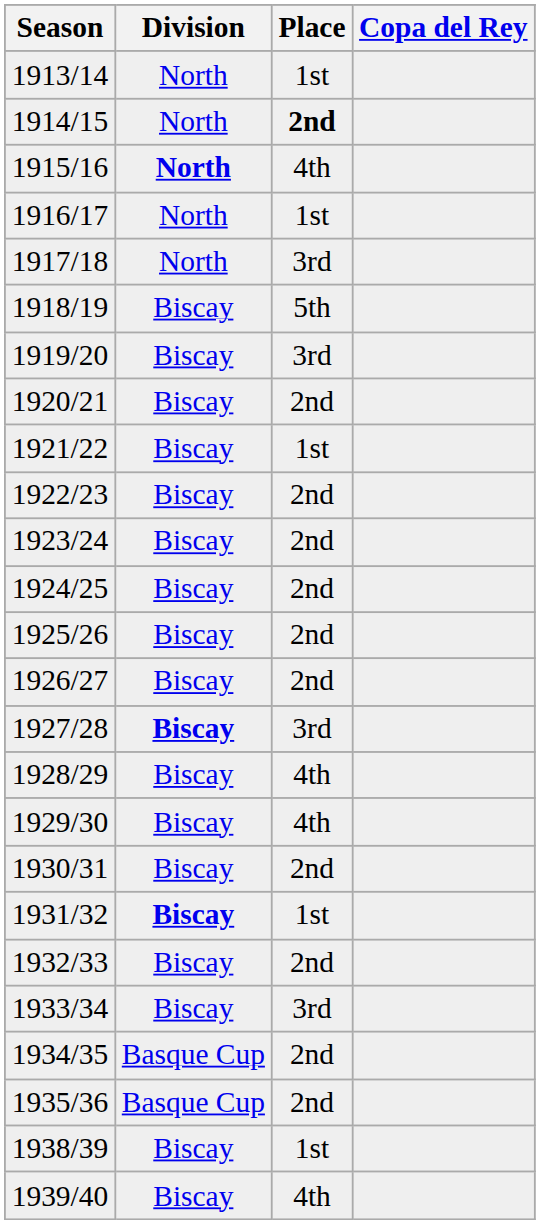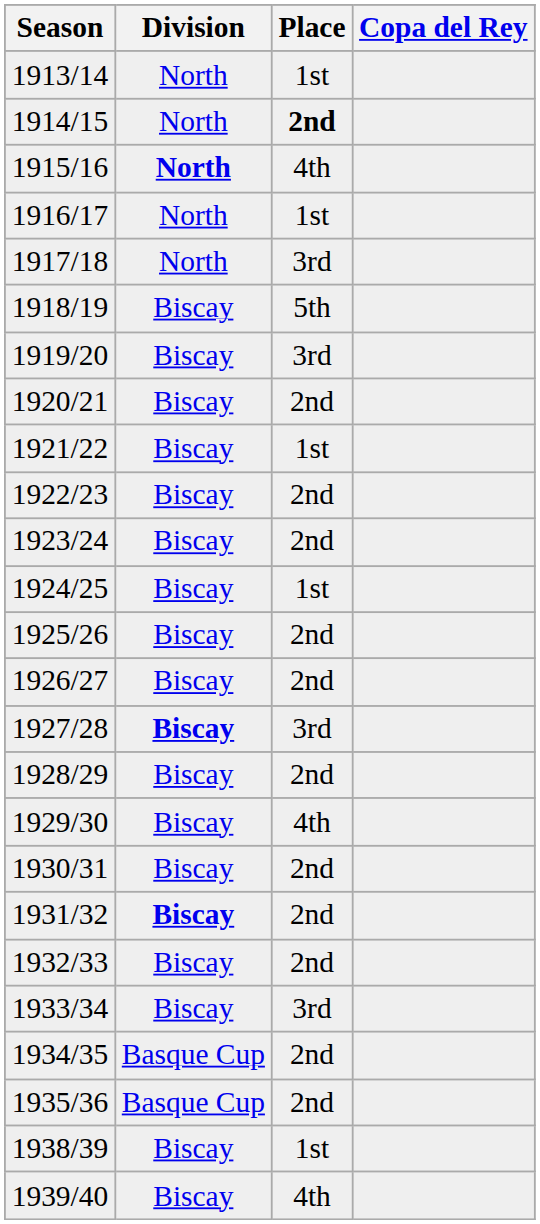(312, 588) 2nd -> (312, 588) 1st
(312, 774) 4th -> (312, 774) 2nd
(312, 914) 1st -> (312, 914) 2nd
